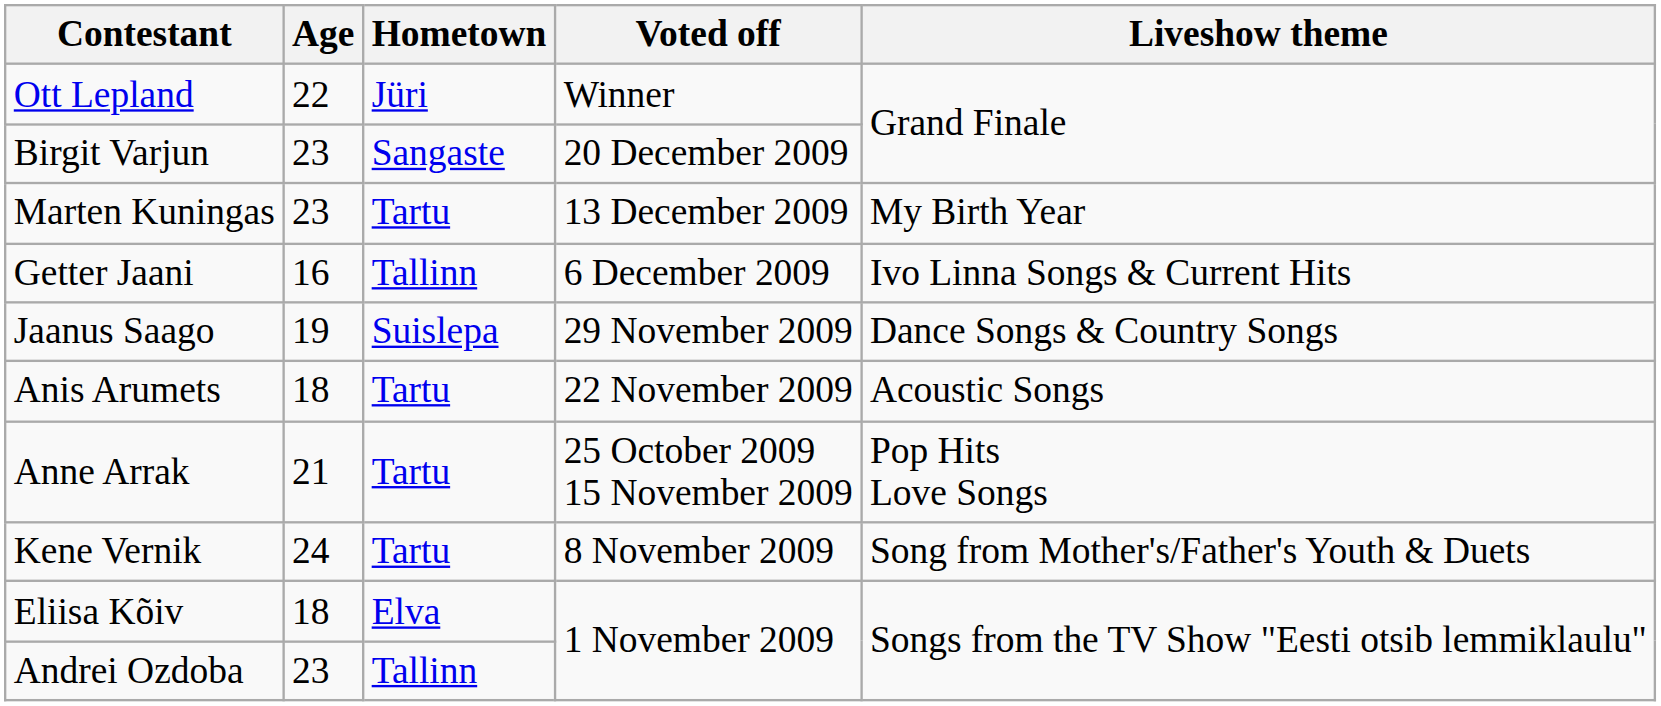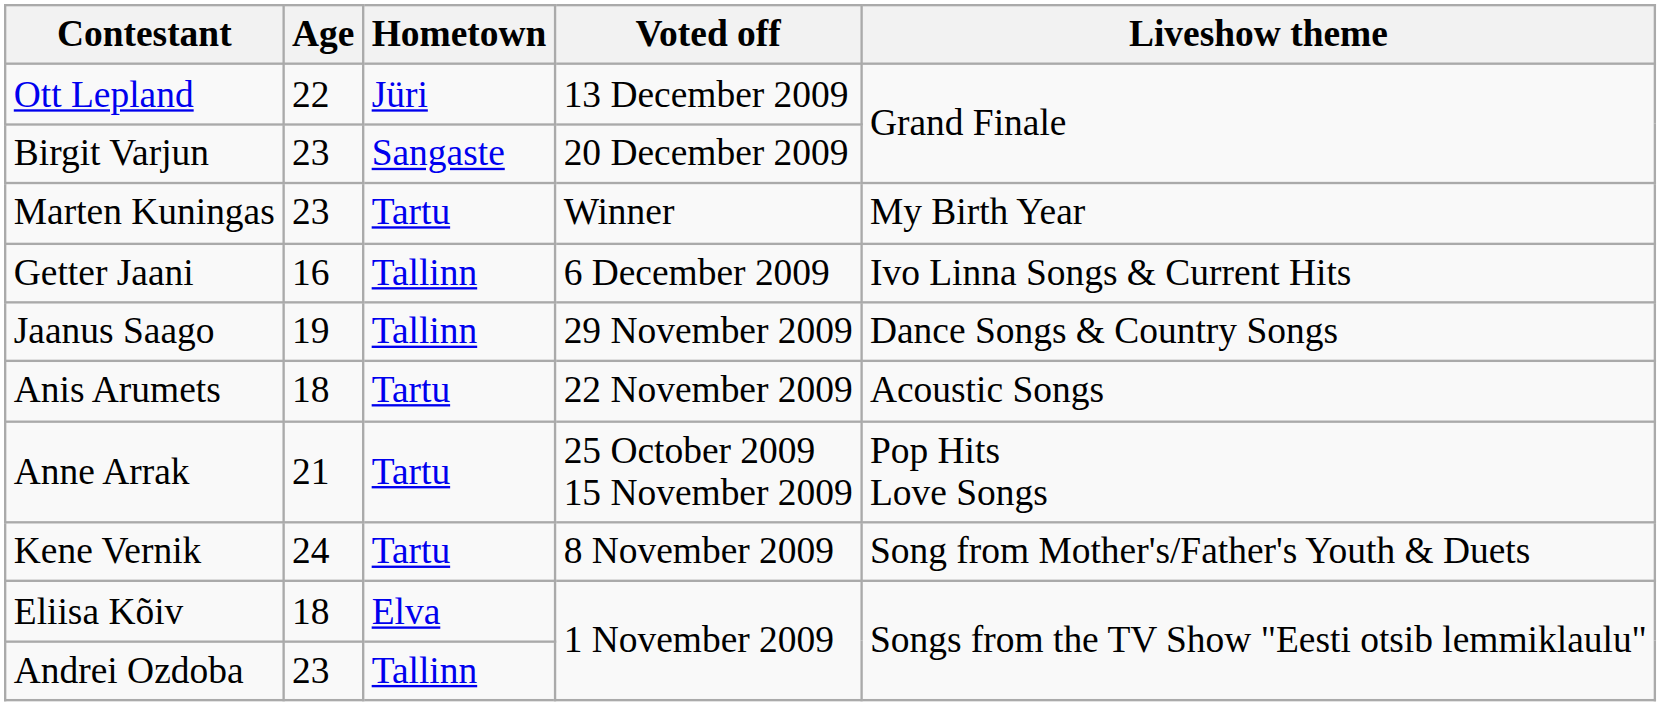(619, 93) Winner -> (706, 93) 13 December 2009
(706, 212) 13 December 2009 -> (619, 212) Winner
(435, 331) Suislepa -> (424, 331) Tallinn
